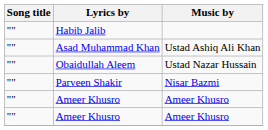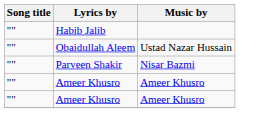- row: (108, 47)
